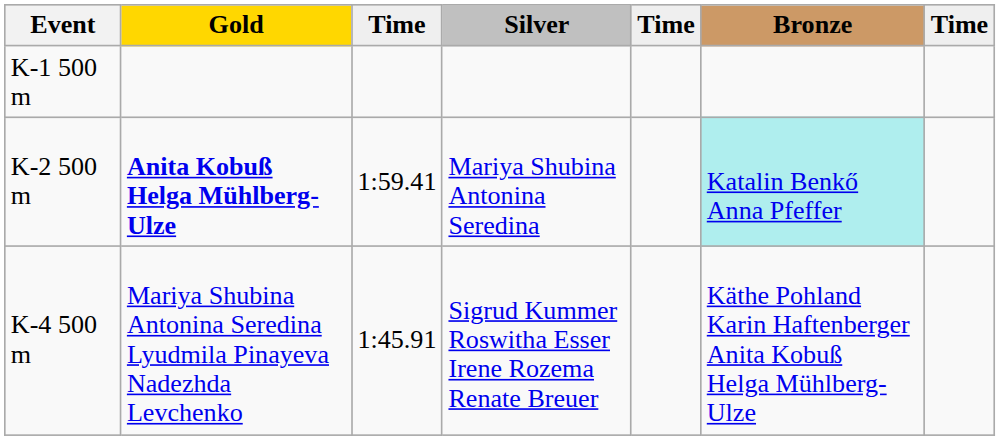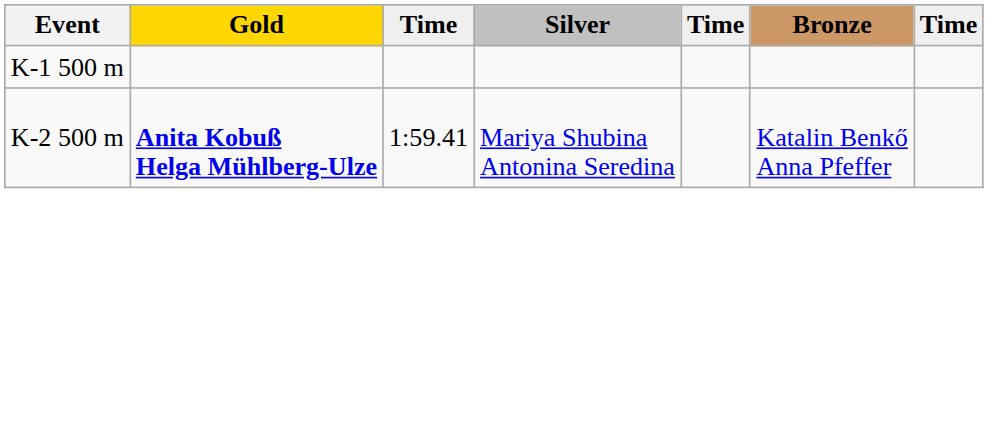(782, 195) paleturquoise background -> (832, 151) no background
- row: (54, 339)
